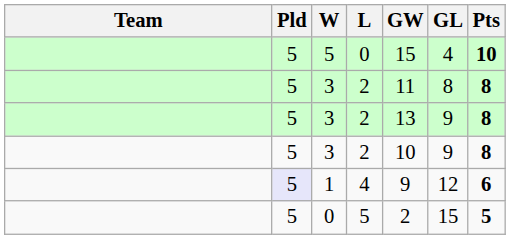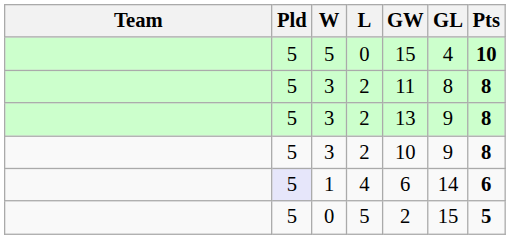(405, 184) 9 -> (405, 184) 6
(448, 184) 12 -> (448, 184) 14
